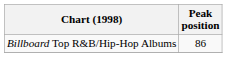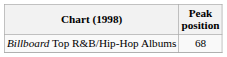(201, 43) 86 -> (201, 43) 68
